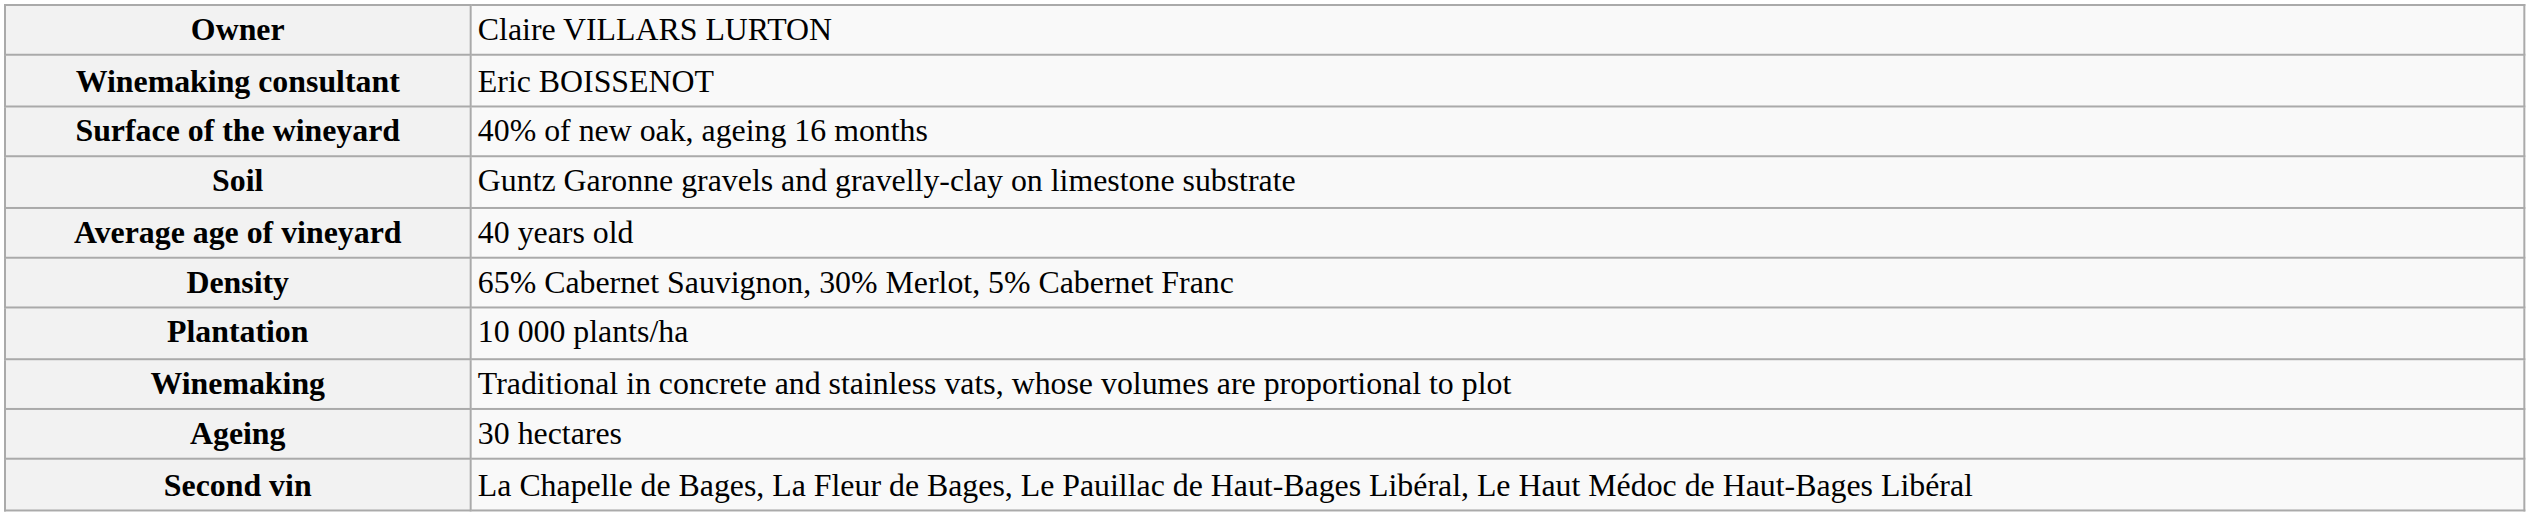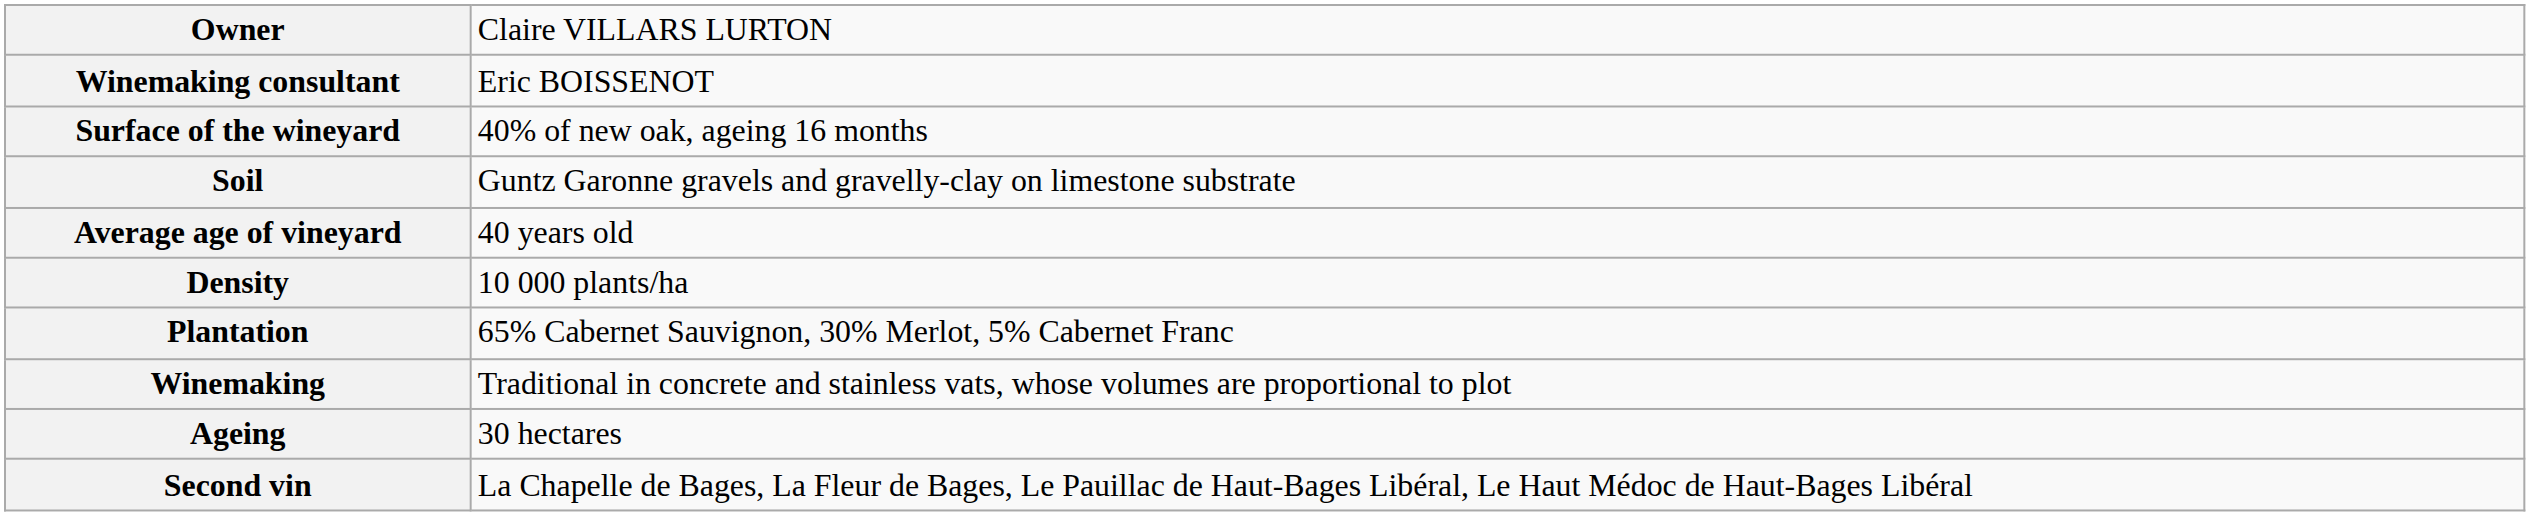(856, 282) 65% Cabernet Sauvignon, 30% Merlot, 5% Cabernet Franc -> (583, 282) 10 000 plants/ha
(583, 332) 10 000 plants/ha -> (856, 332) 65% Cabernet Sauvignon, 30% Merlot, 5% Cabernet Franc
